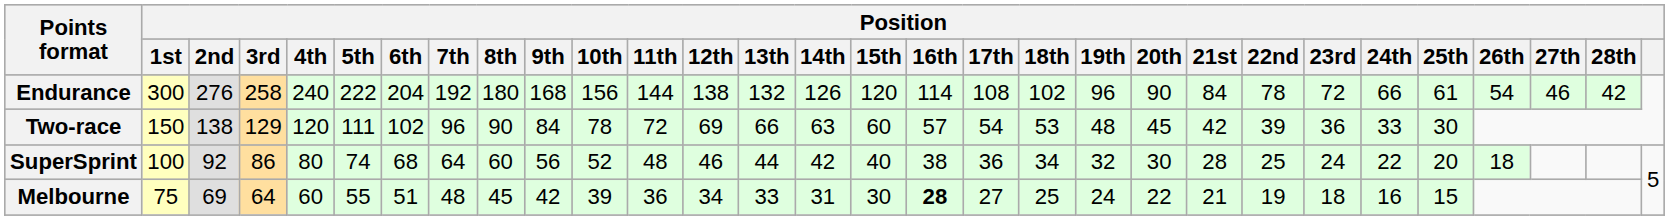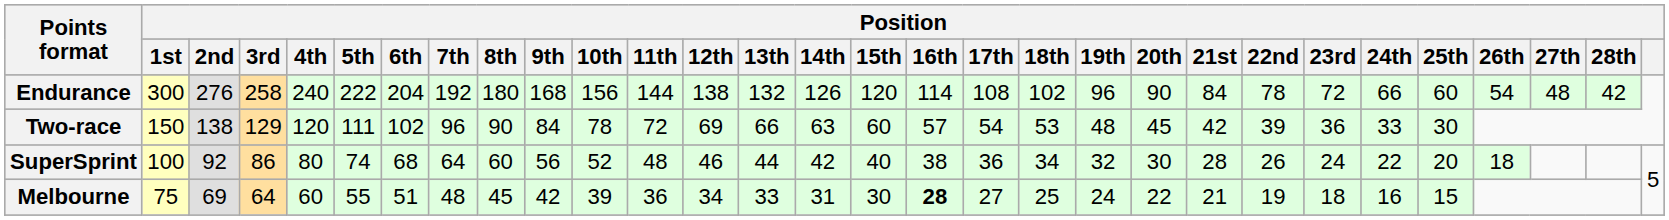(1446, 92) 61 -> (1446, 92) 60
(1558, 92) 46 -> (1558, 92) 48
(1273, 162) 25 -> (1273, 162) 26
